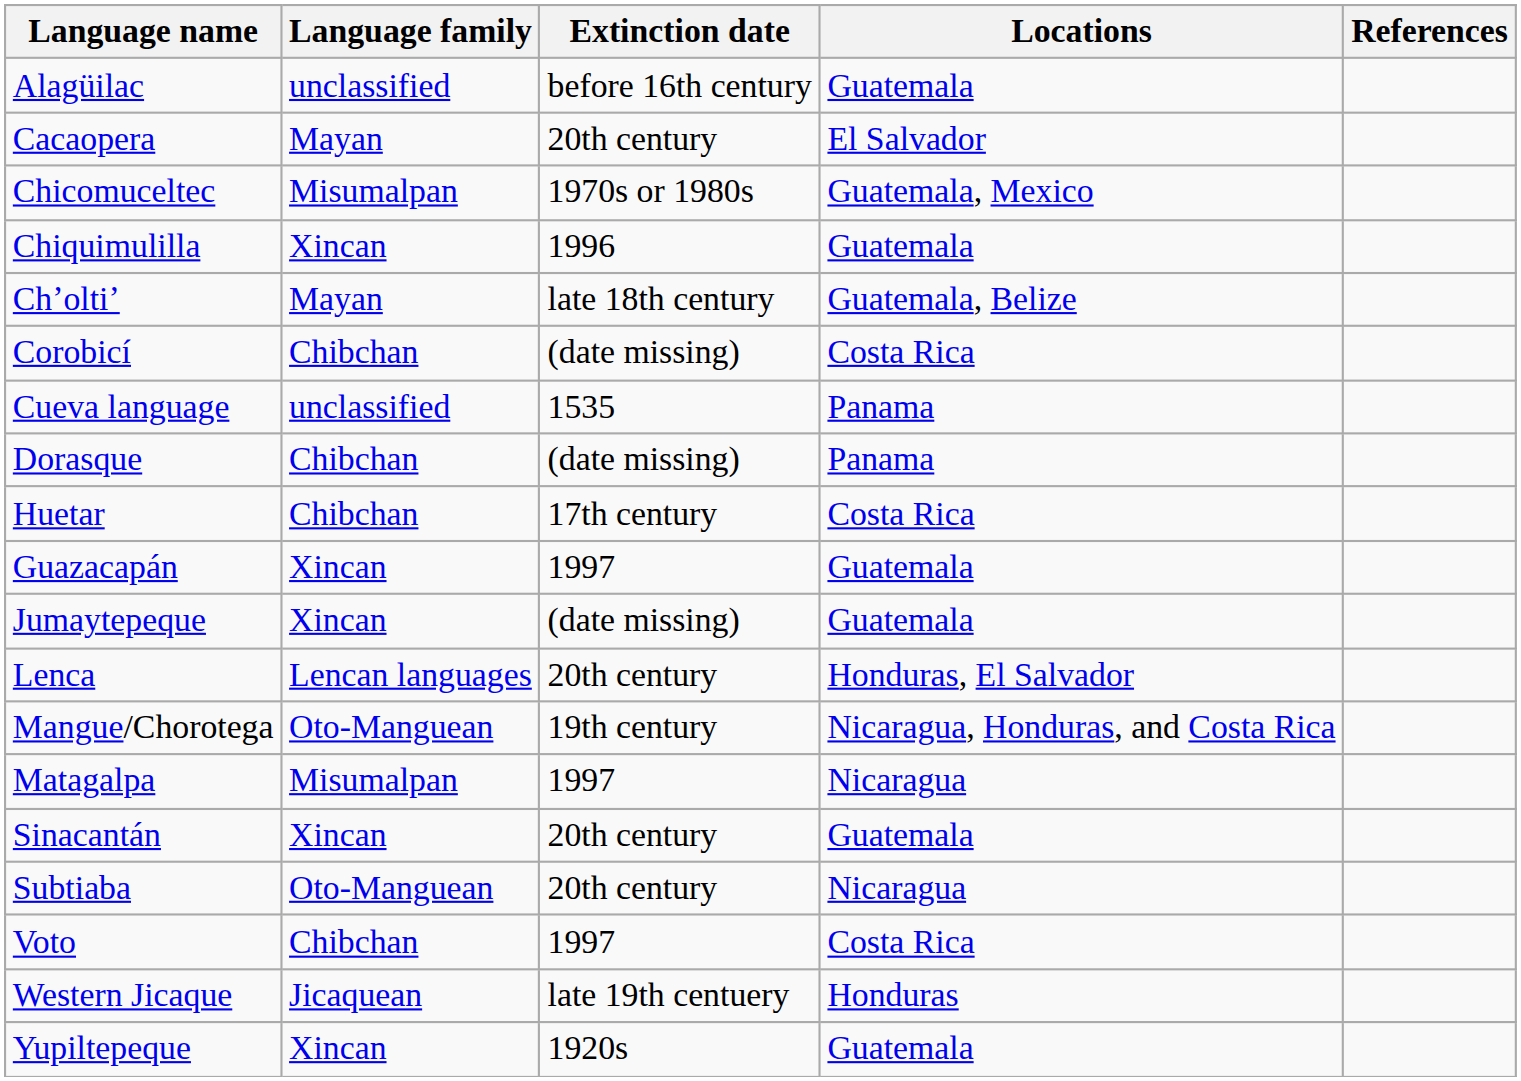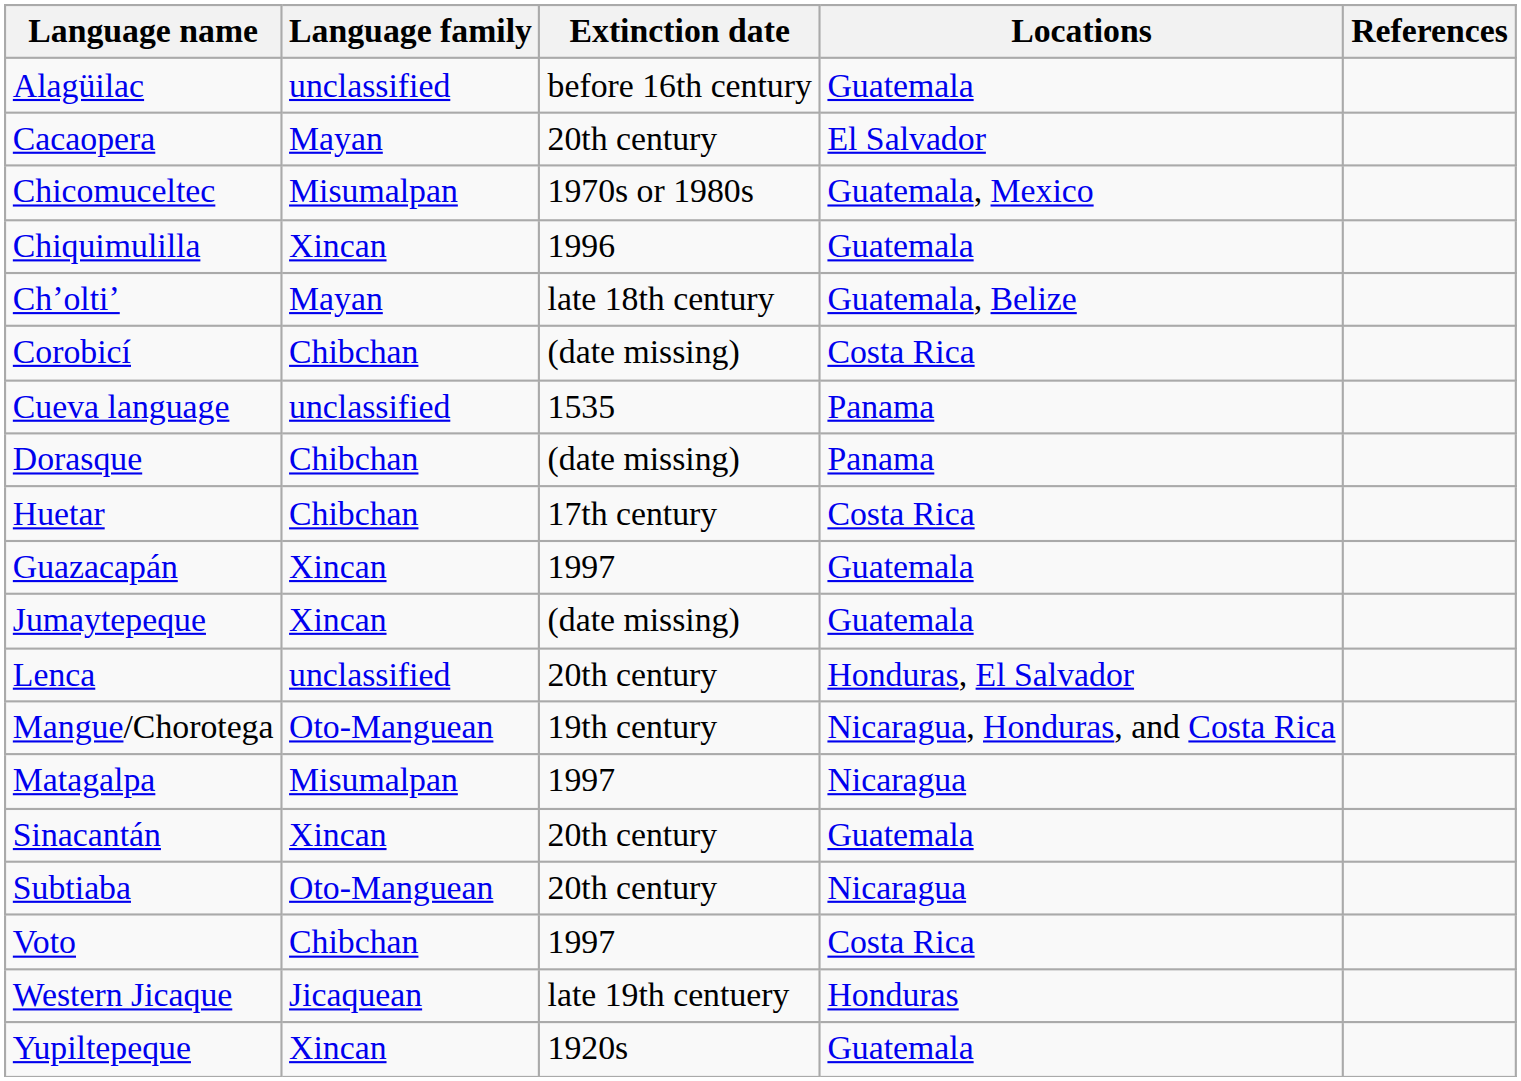(410, 673) Lencan languages -> (370, 673) unclassified
